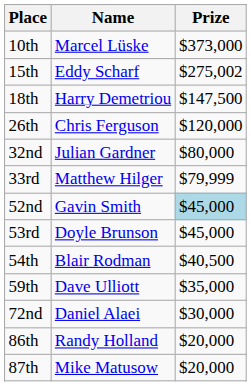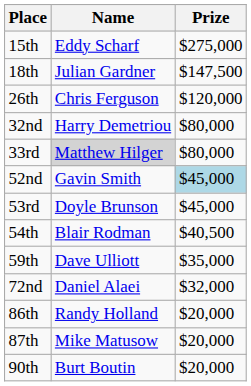- row: (24, 44)
(211, 71) $275,002 -> (211, 44) $275,000
(113, 98) Harry Demetriou -> (105, 71) Julian Gardner
(105, 152) Julian Gardner -> (113, 125) Harry Demetriou
(109, 179) no background -> (109, 152) lightgrey background
(207, 179) $79,999 -> (207, 152) $80,000
(207, 313) $30,000 -> (207, 286) $32,000
+ row: (24, 367)
